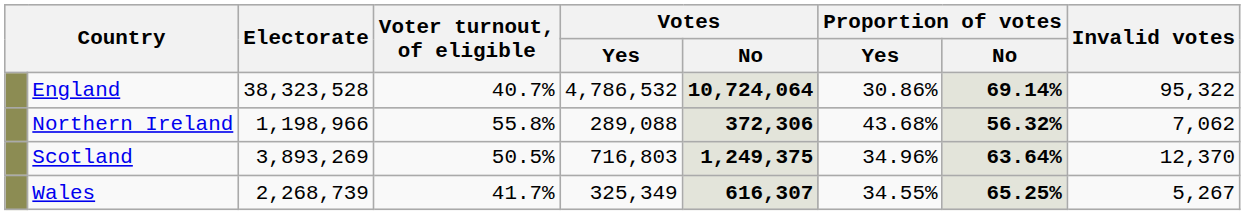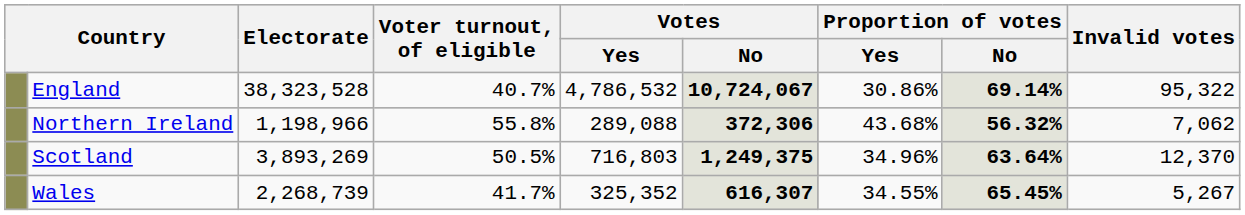(750, 90) 10,724,064 -> (750, 90) 10,724,067
(634, 192) 325,349 -> (634, 192) 325,352
(1024, 192) 65.25% -> (1024, 192) 65.45%
